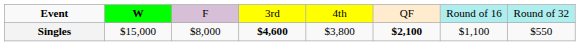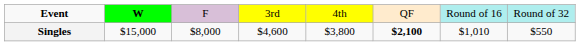(272, 32) bold -> (272, 32) normal
(474, 32) $1,100 -> (474, 32) $1,010
